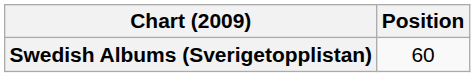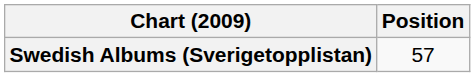(423, 54) 60 -> (423, 54) 57
